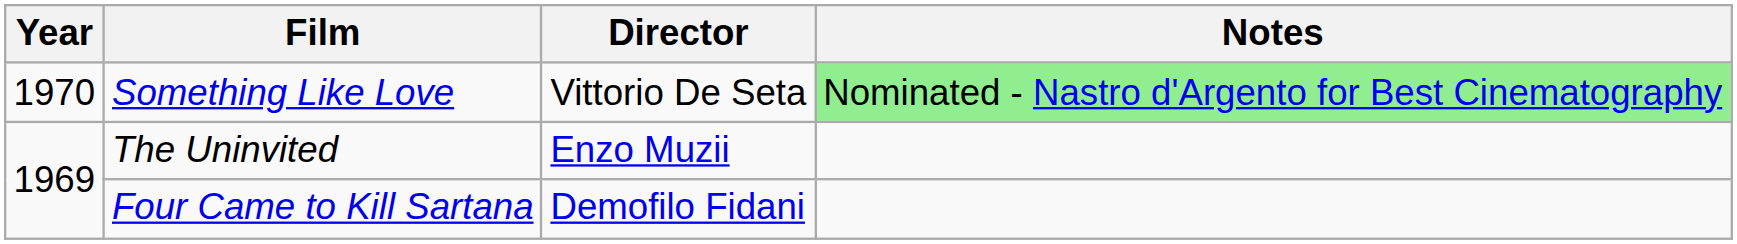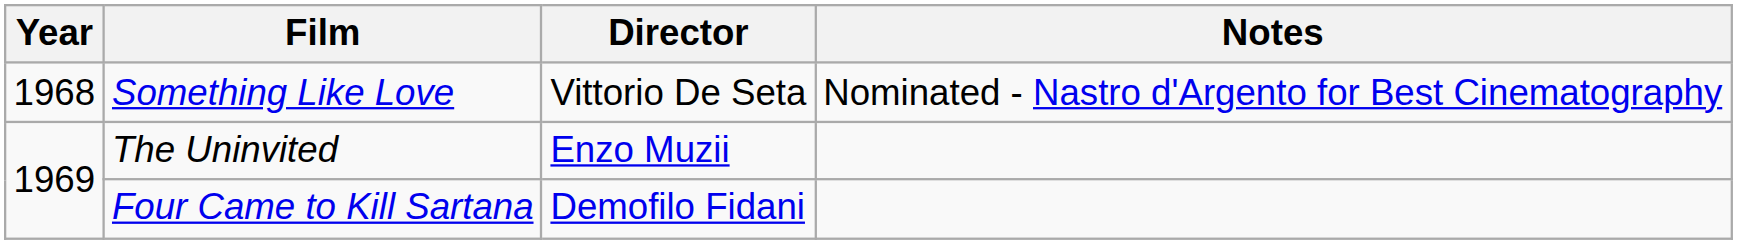(54, 91) 1970 -> (54, 91) 1968
(1273, 91) lightgreen background -> (1273, 91) no background
